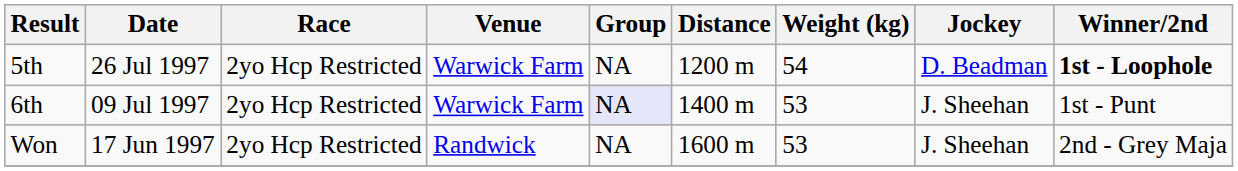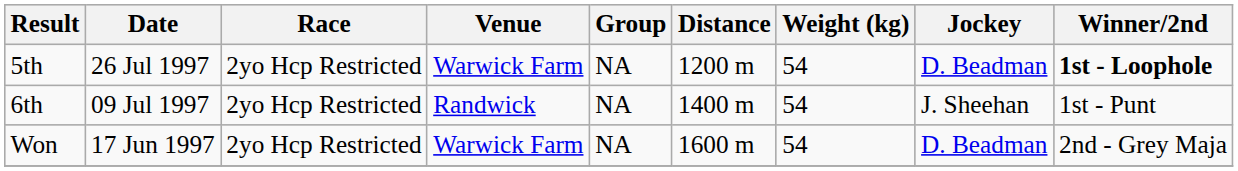(508, 104) Warwick Farm -> (484, 104) Randwick
(613, 104) lavender background -> (613, 104) no background
(795, 104) 53 -> (795, 104) 54
(484, 144) Randwick -> (508, 144) Warwick Farm
(795, 144) 53 -> (795, 144) 54
(975, 144) J. Sheehan -> (984, 144) D. Beadman
